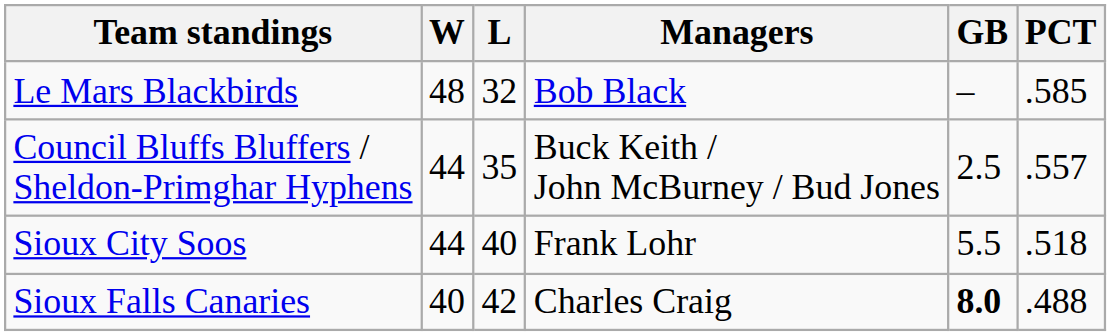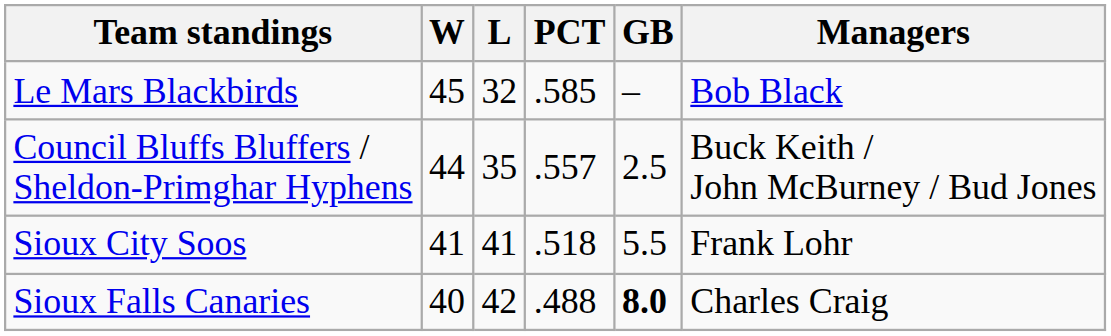columns swapped: (1061, 32) <-> (737, 32)
(447, 89) 48 -> (447, 89) 45
(447, 243) 44 -> (447, 243) 41
(499, 243) 40 -> (499, 243) 41
